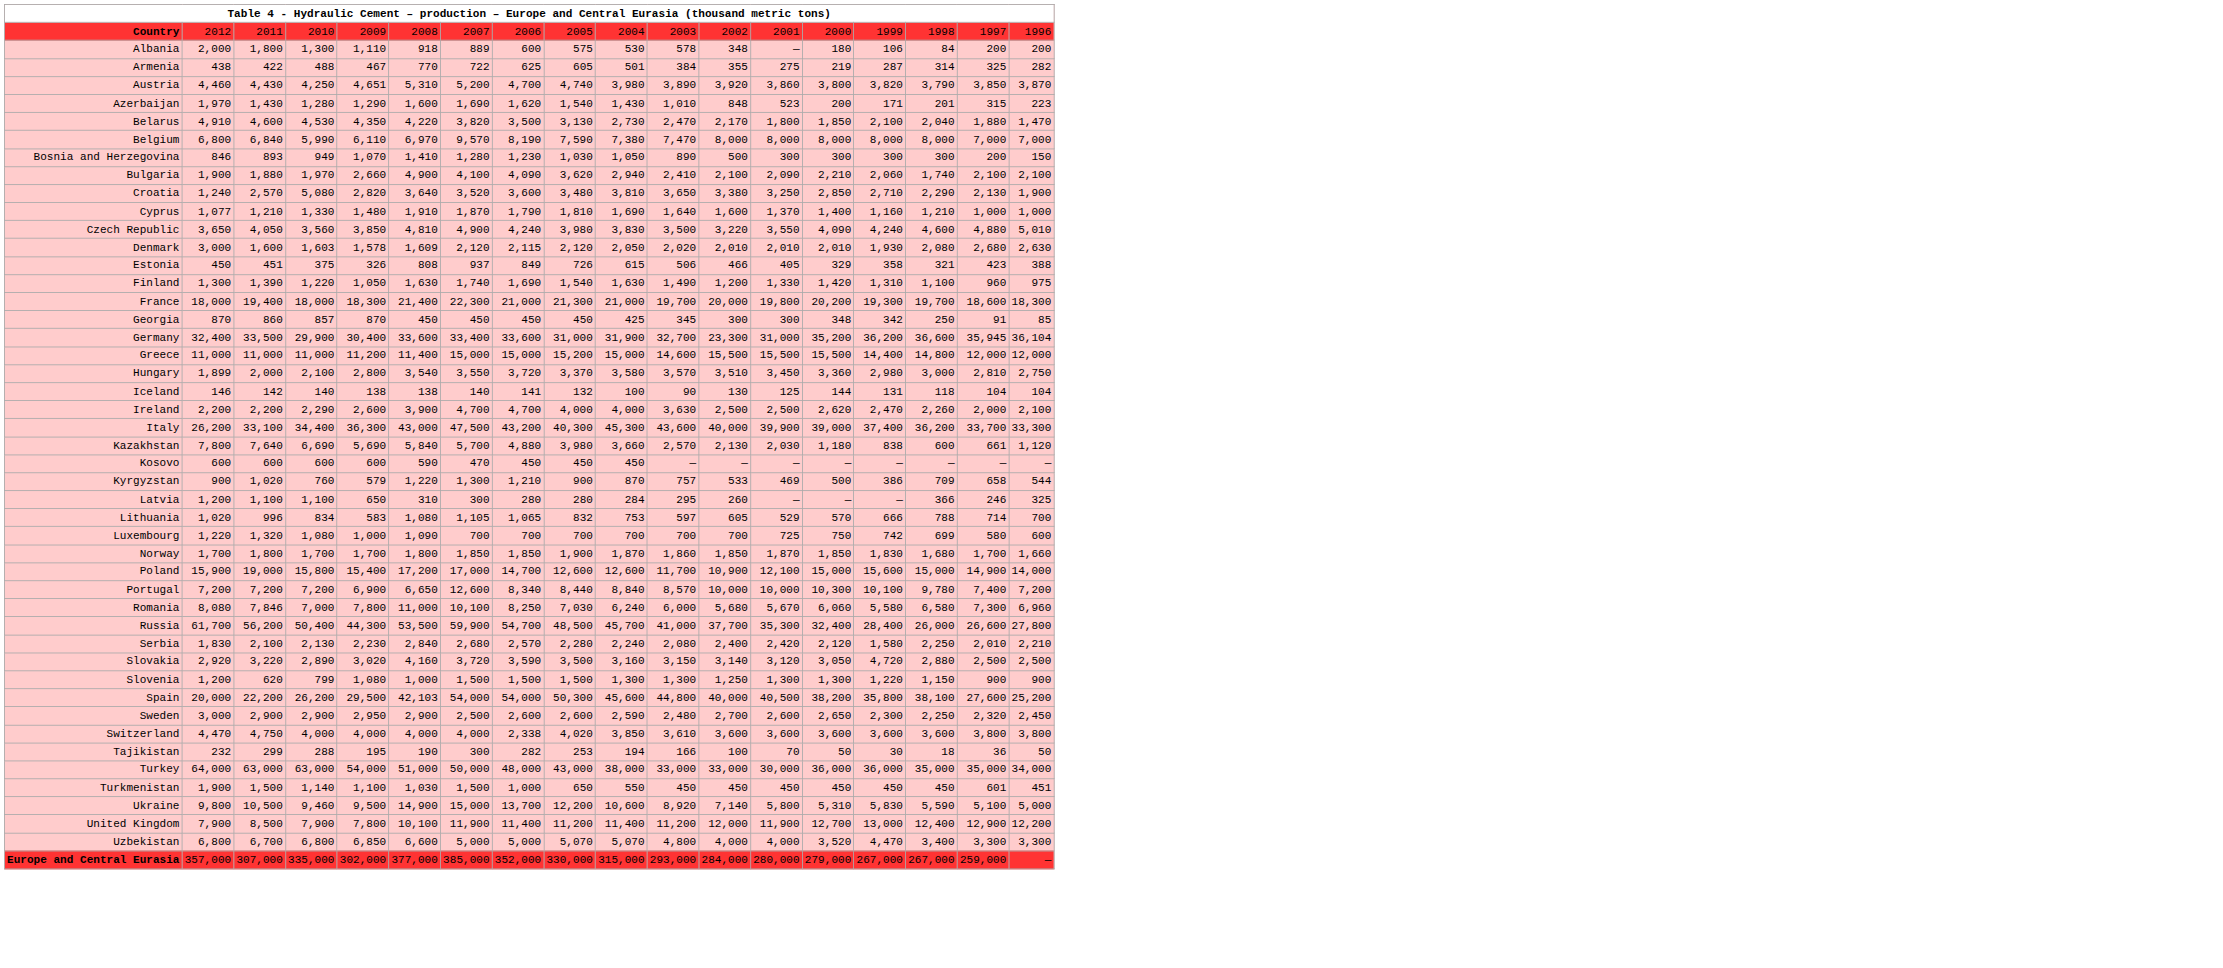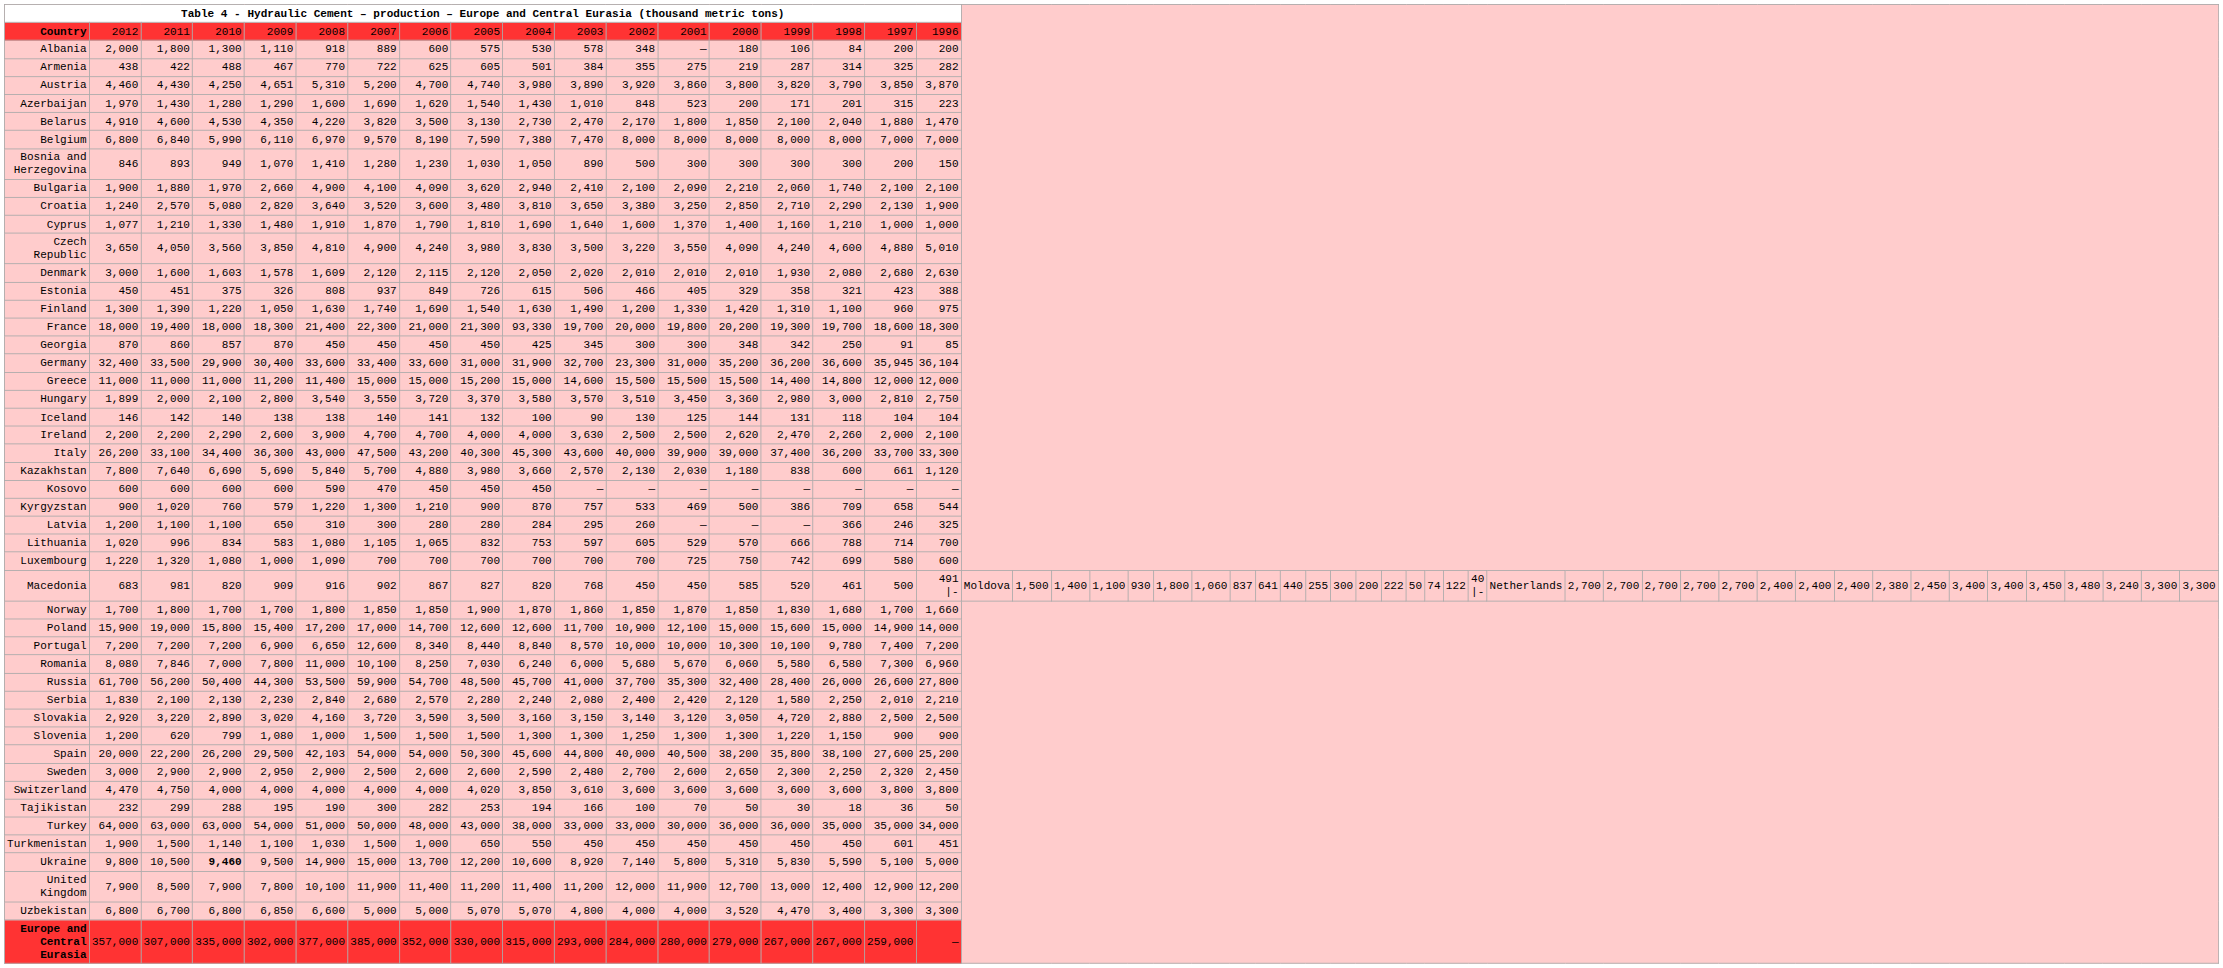(625, 302) 21,000 -> (532, 327) 93,330
+ row: (57, 586)
(525, 734) 2,338 -> (432, 790) 4,000
(318, 806) normal -> (225, 862) bold
